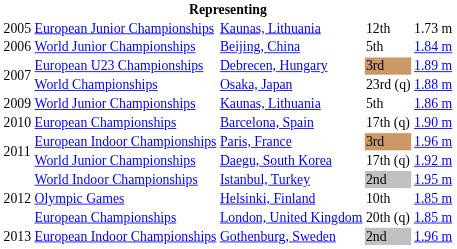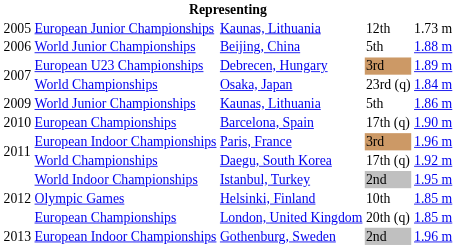(433, 47) 1.84 m -> (433, 47) 1.88 m
(433, 85) 1.88 m -> (433, 85) 1.84 m
(115, 160) World Junior Championships -> (96, 160) World Championships
